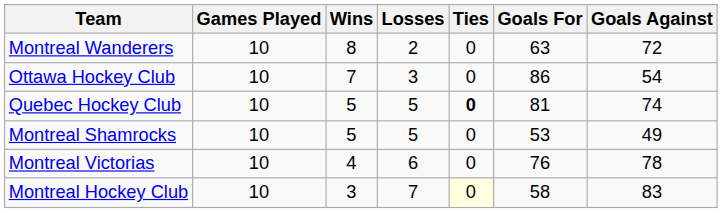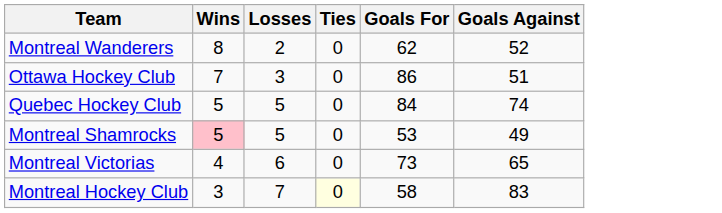- column: (259, 18)
(540, 47) 63 -> (407, 47) 62
(652, 47) 72 -> (519, 47) 52
(652, 76) 54 -> (519, 76) 51
(471, 105) bold -> (338, 105) normal
(540, 105) 81 -> (407, 105) 84
(351, 134) no background -> (218, 134) pink background
(540, 163) 76 -> (407, 163) 73
(652, 163) 78 -> (519, 163) 65
